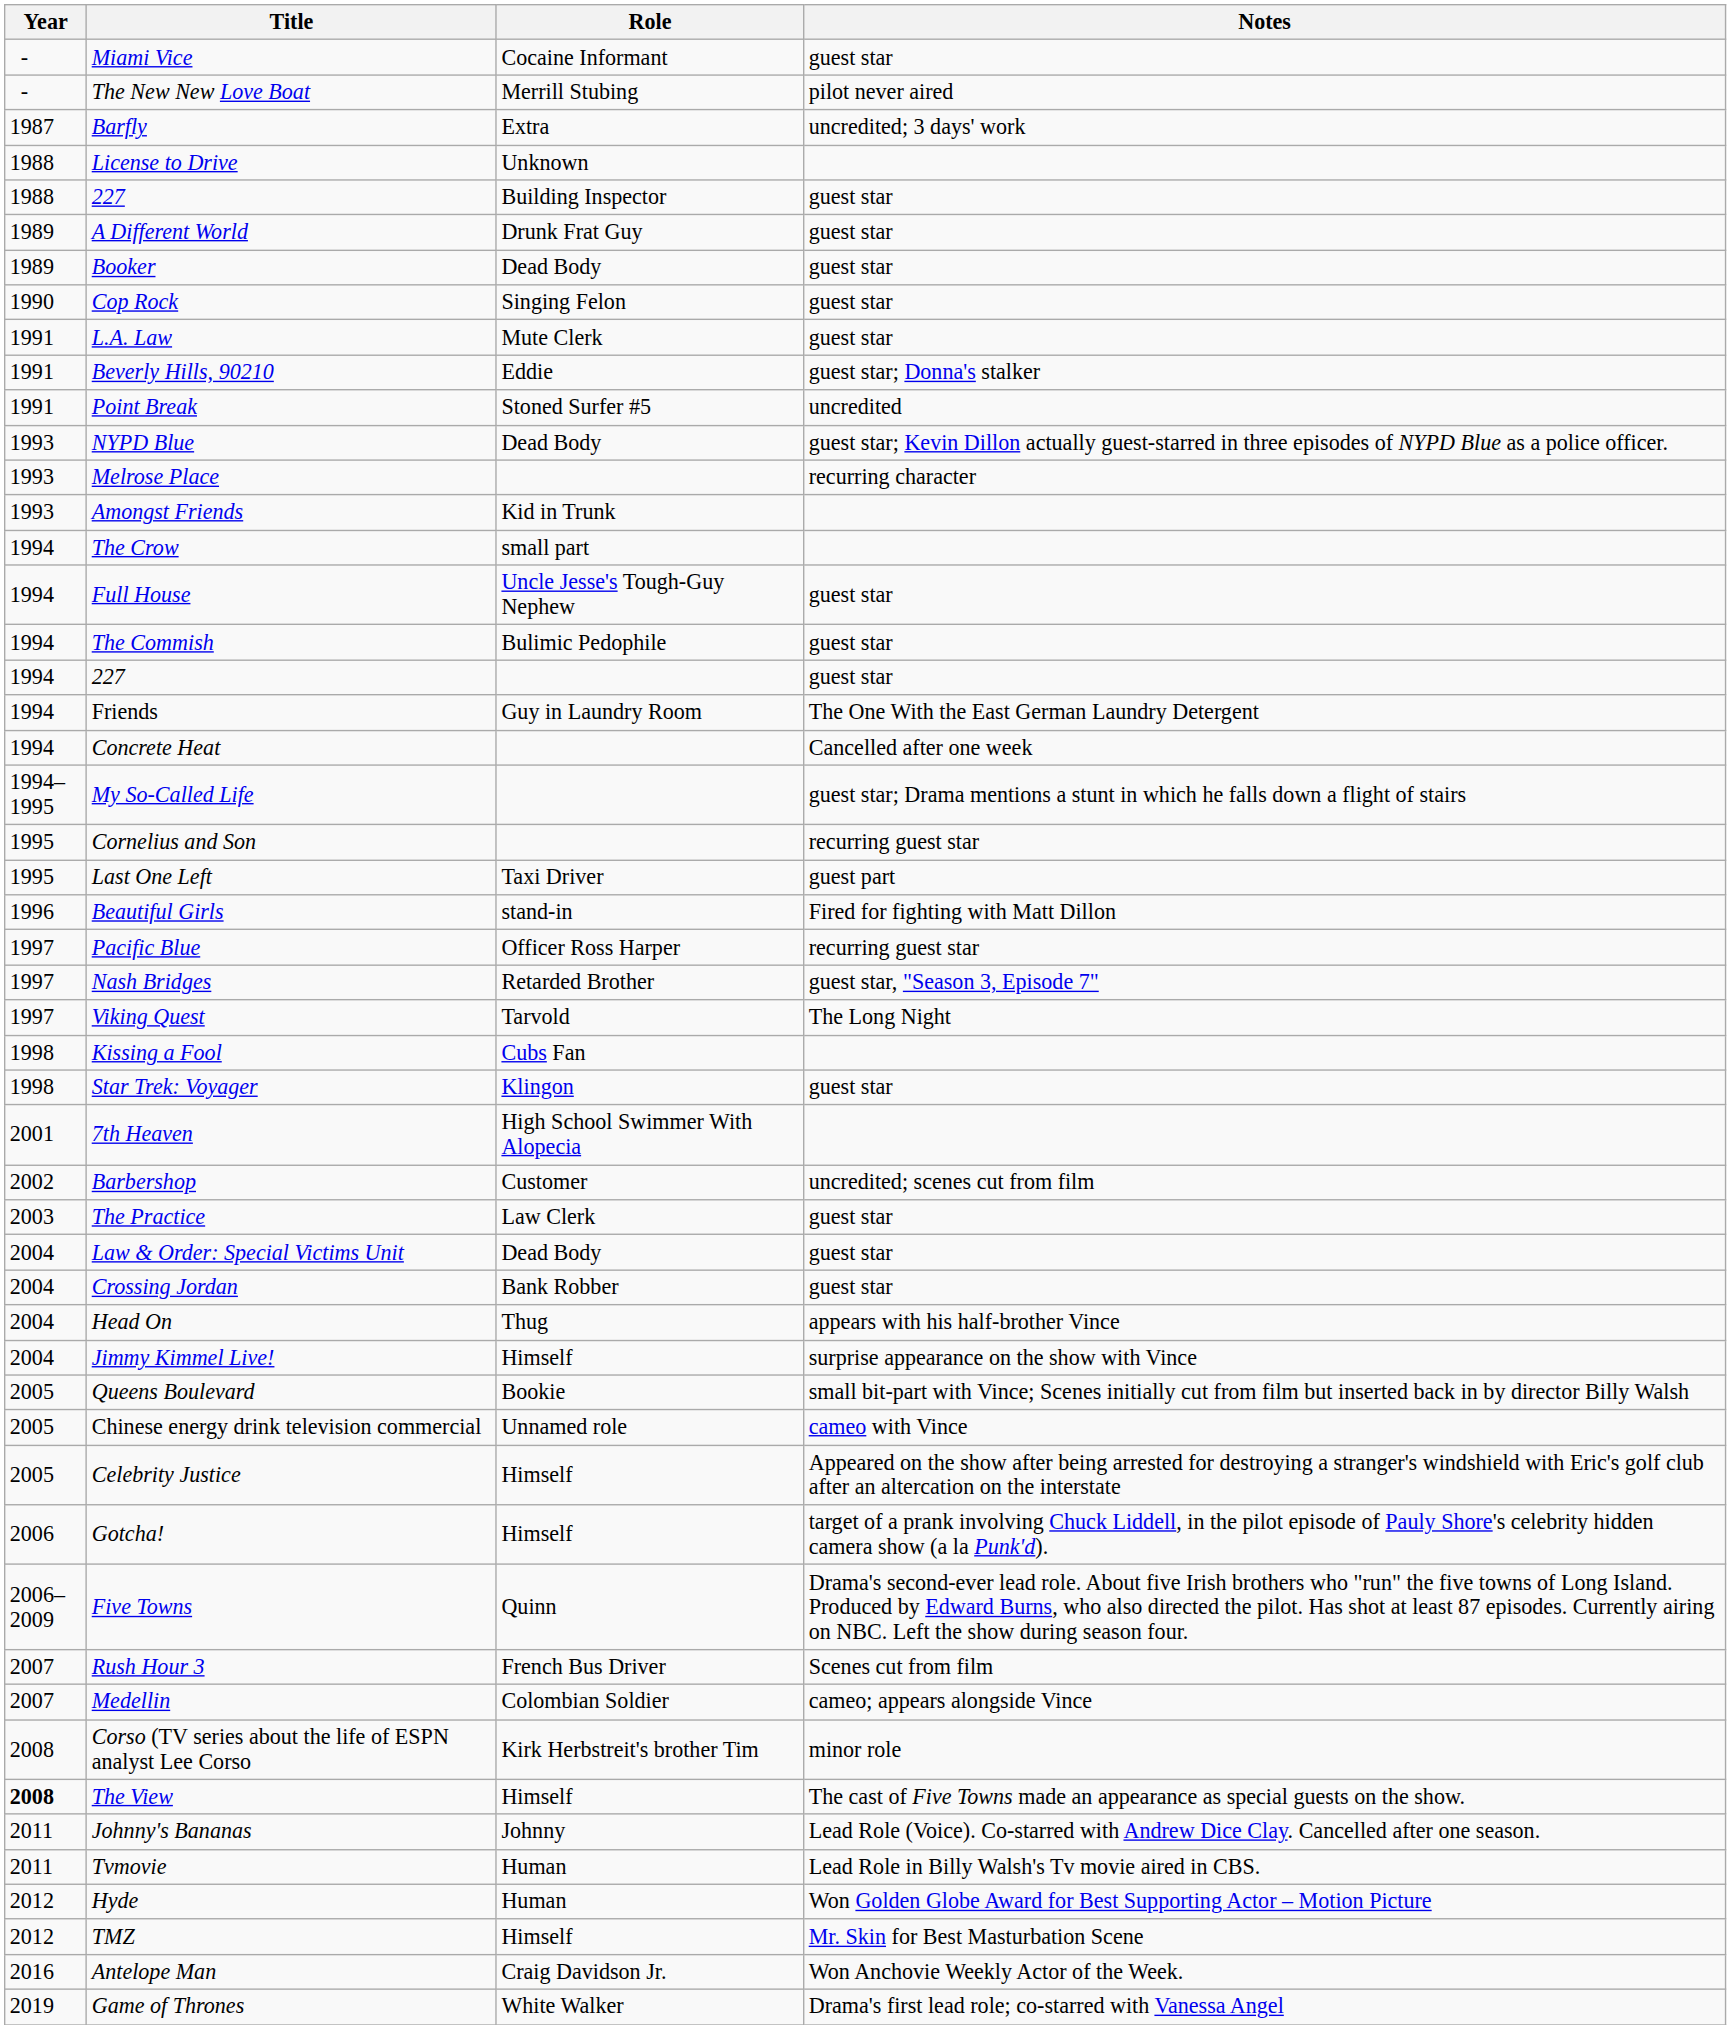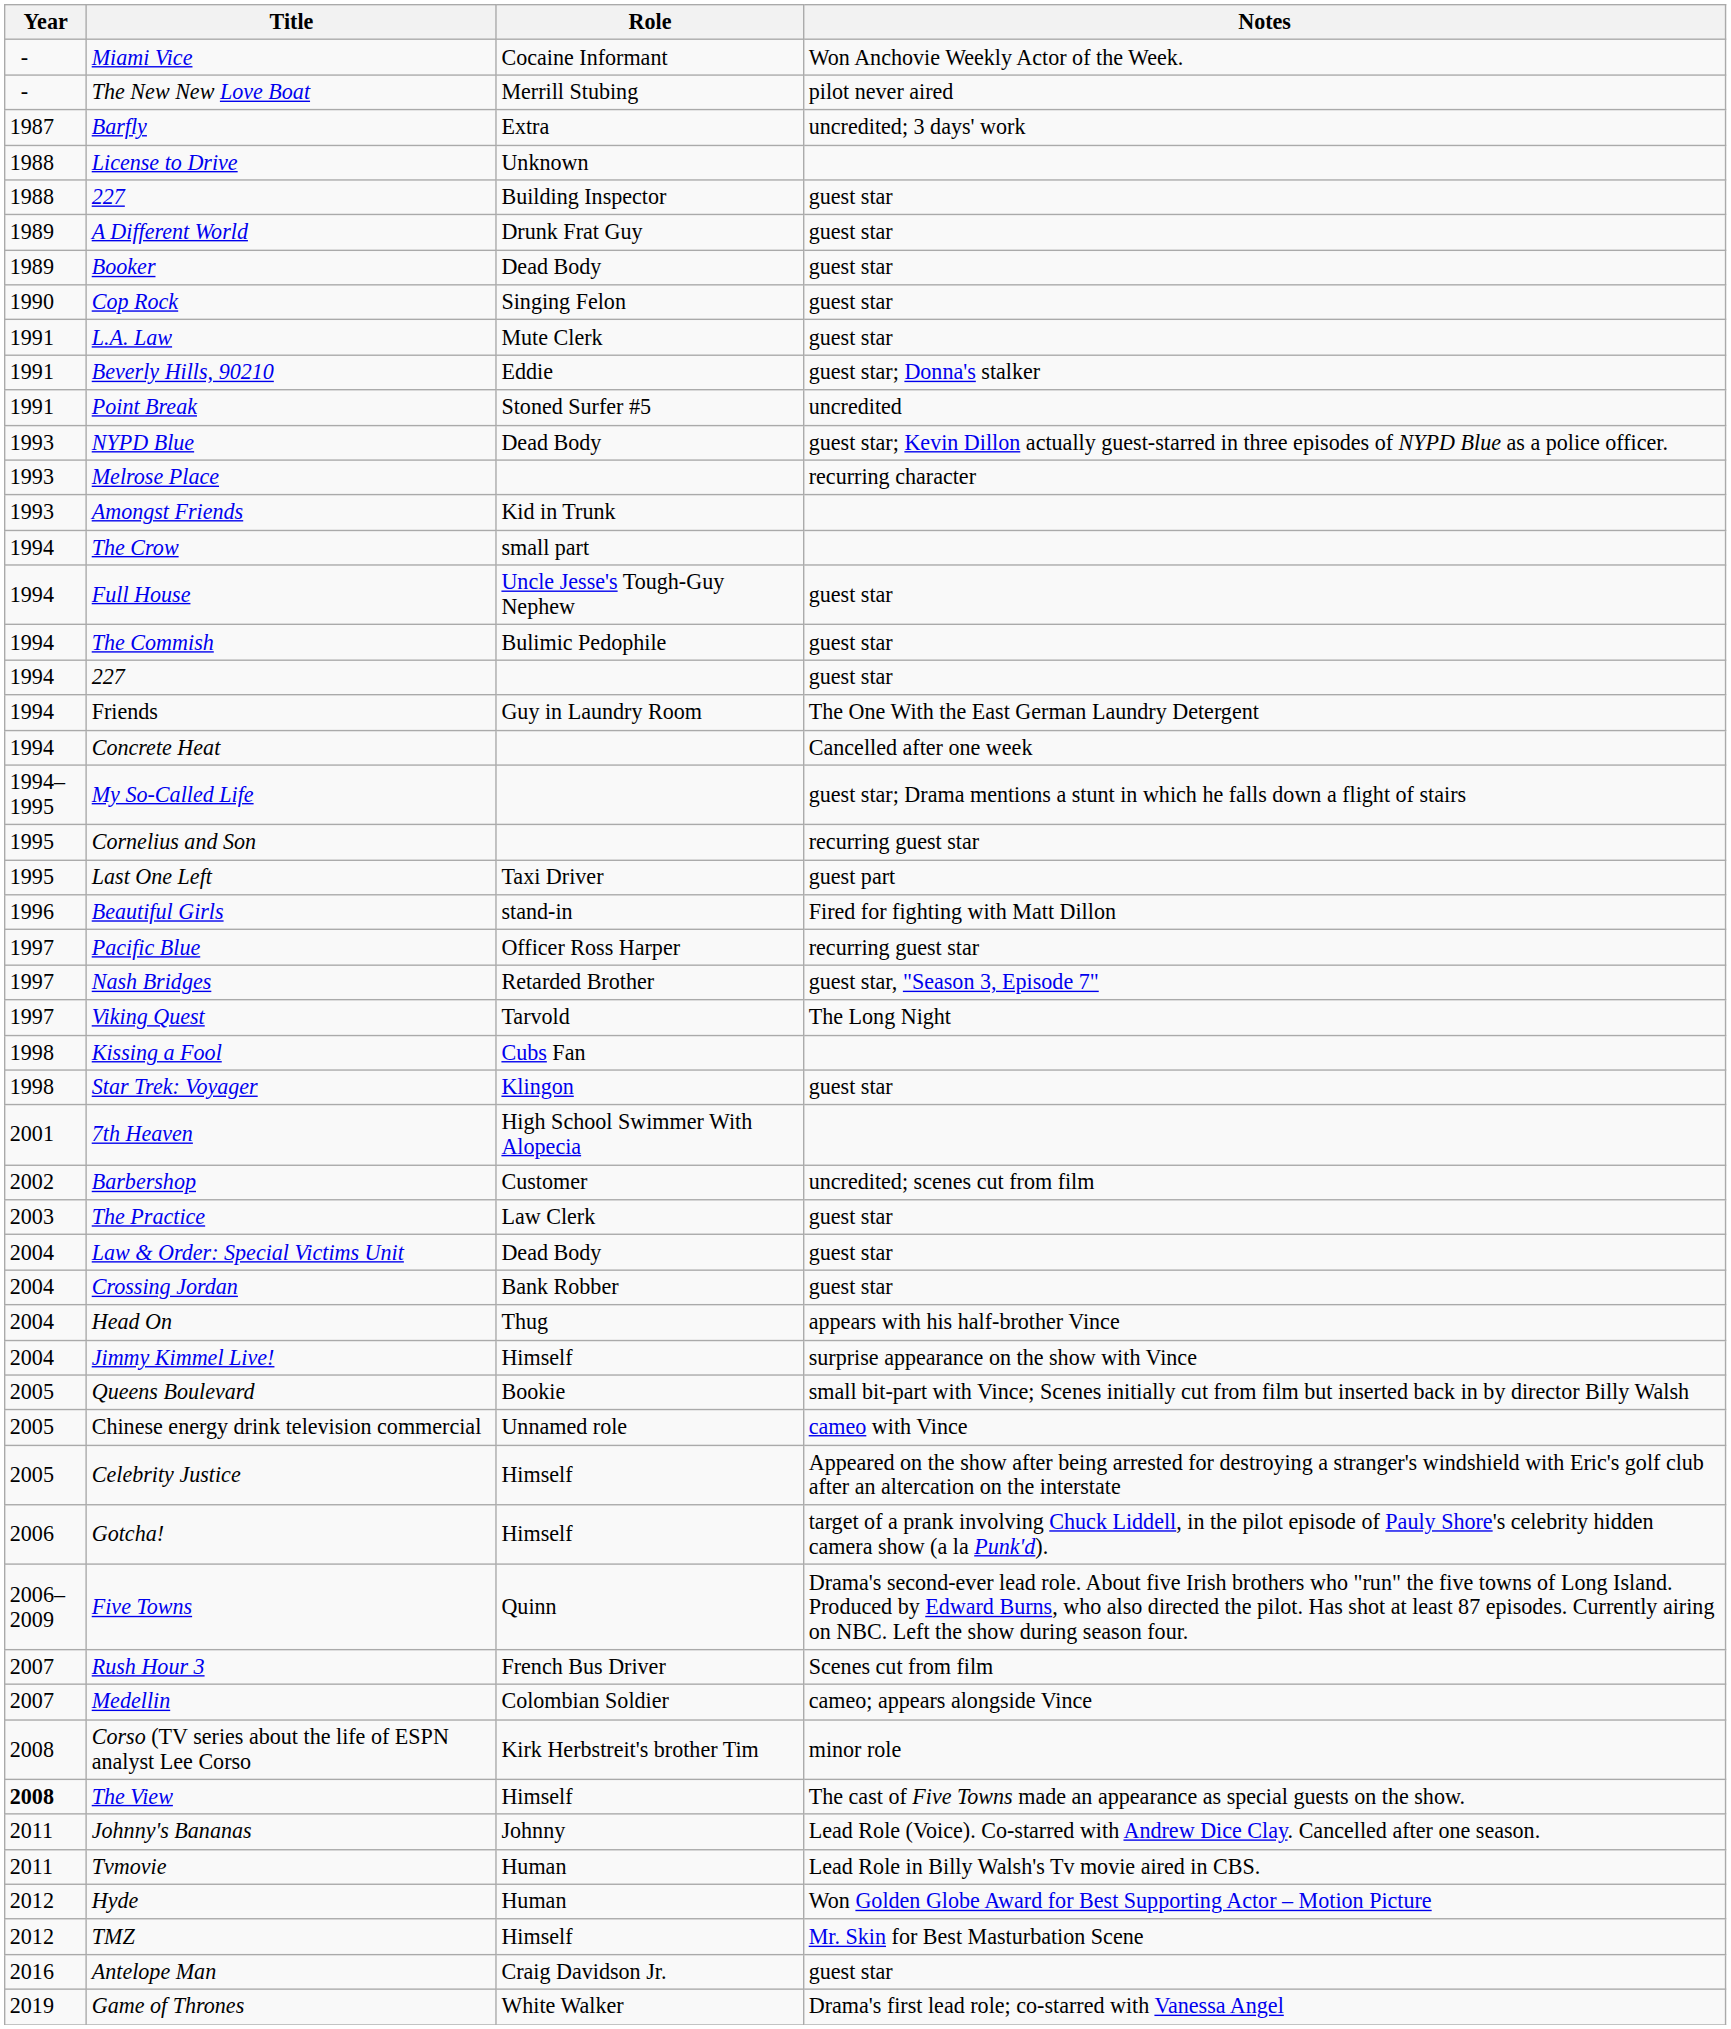(851, 57) guest star -> (996, 57) Won Anchovie Weekly Actor of the Week.
(996, 1971) Won Anchovie Weekly Actor of the Week. -> (851, 1971) guest star
